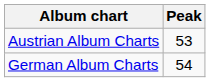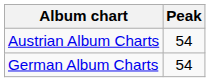(184, 40) 53 -> (184, 40) 54
